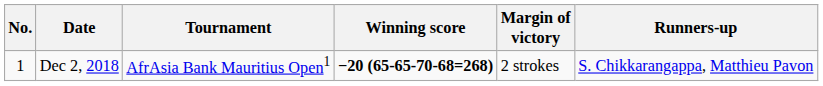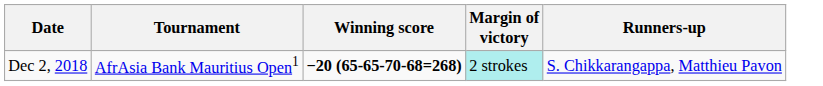- column: (20, 27)
(530, 65) no background -> (498, 65) paleturquoise background
